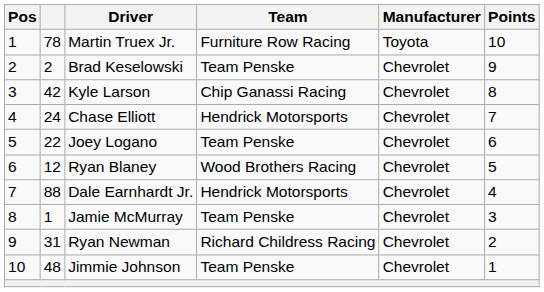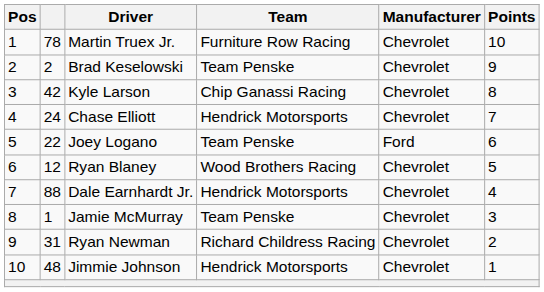(405, 41) Toyota -> (416, 41) Chevrolet
(416, 141) Chevrolet -> (399, 141) Ford
(247, 266) Team Penske -> (274, 266) Hendrick Motorsports
